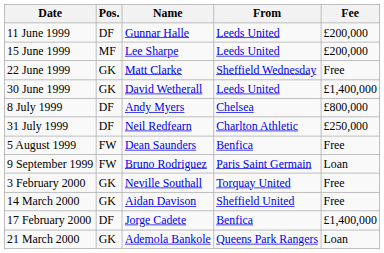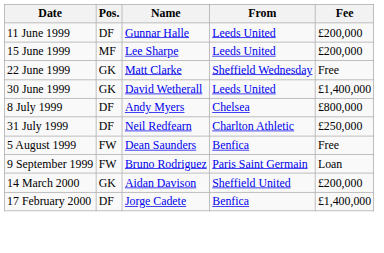- row: (46, 182)
(334, 201) Free -> (340, 182) £200,000
- row: (43, 239)
